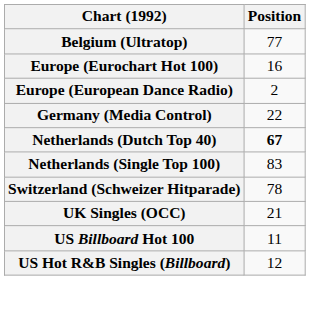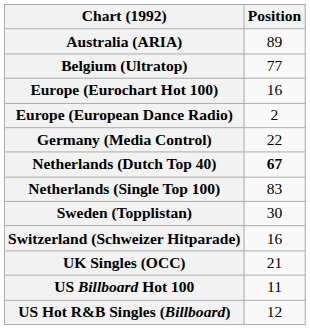+ row: (124, 41)
+ row: (124, 213)
(274, 189) 78 -> (274, 238) 16
